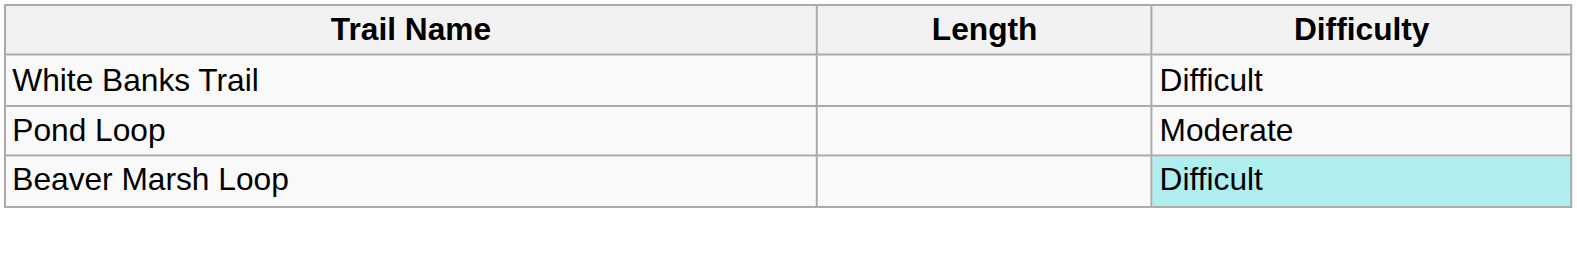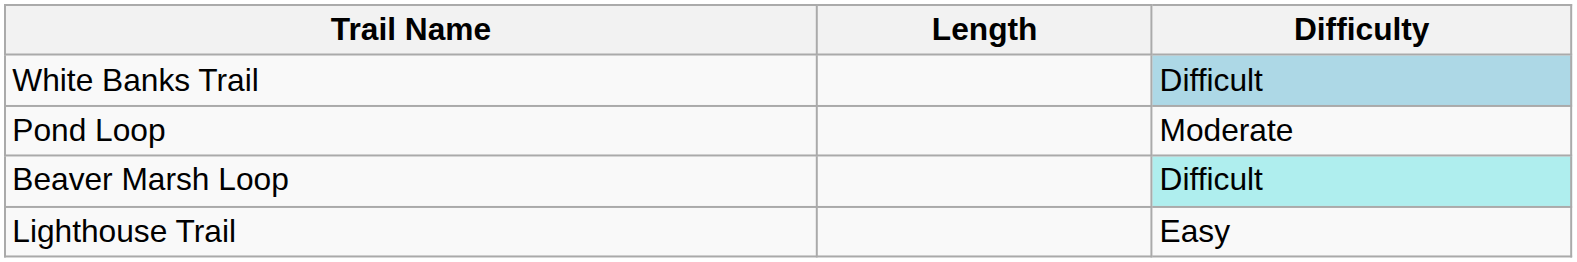(1211, 79) no background -> (1211, 79) lightblue background
+ row: (124, 230)
